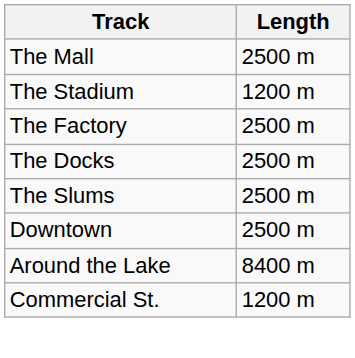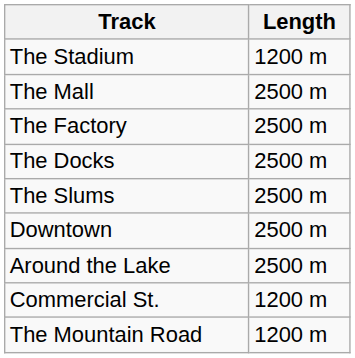rows swapped: (72, 91) <-> (52, 56)
(278, 265) 8400 m -> (291, 265) 2500 m
+ row: (106, 334)
